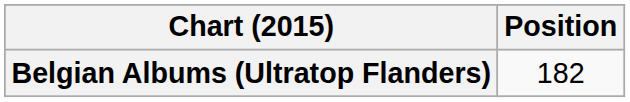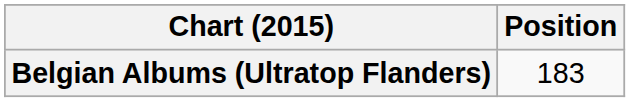(561, 72) 182 -> (561, 72) 183
